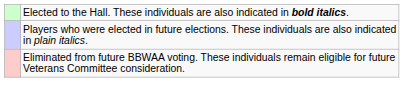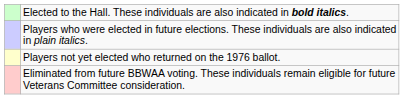+ row: (152, 57)
